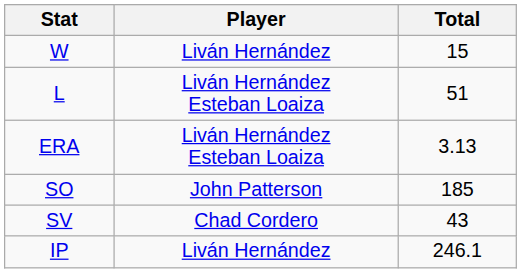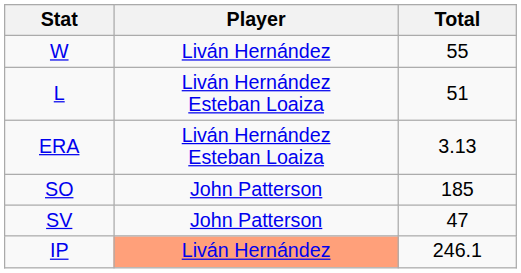(457, 51) 15 -> (457, 51) 55
(256, 220) Chad Cordero -> (256, 220) John Patterson
(457, 220) 43 -> (457, 220) 47
(256, 251) no background -> (256, 251) lightsalmon background
